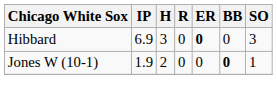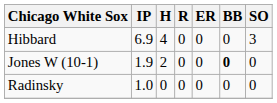(163, 39) 3 -> (163, 39) 4
(199, 39) bold -> (199, 39) normal
(253, 62) 1 -> (253, 62) 0
+ row: (36, 86)
